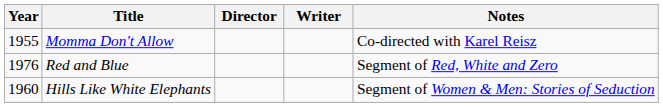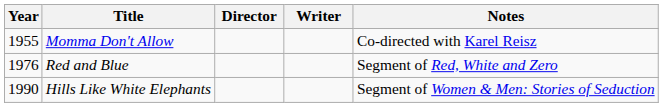(23, 89) 1960 -> (23, 89) 1990
